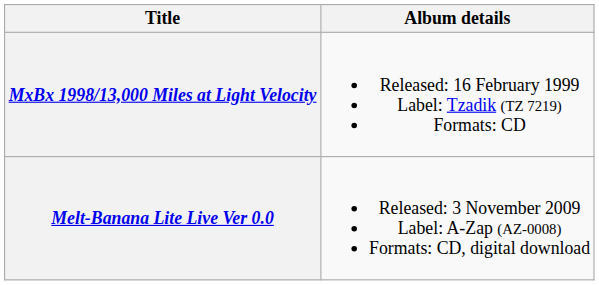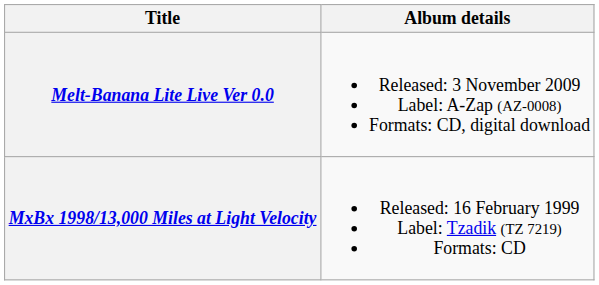rows swapped: (163, 94) <-> (163, 218)
